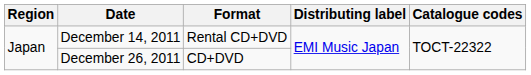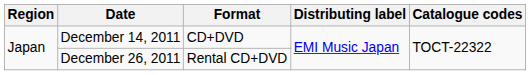(237, 37) Rental CD+DVD -> (215, 37) CD+DVD
(215, 59) CD+DVD -> (237, 59) Rental CD+DVD
